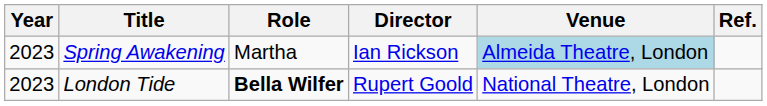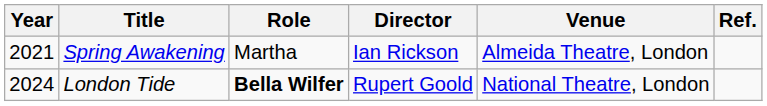(32, 52) 2023 -> (32, 52) 2021
(595, 52) lightblue background -> (595, 52) no background
(32, 84) 2023 -> (32, 84) 2024
